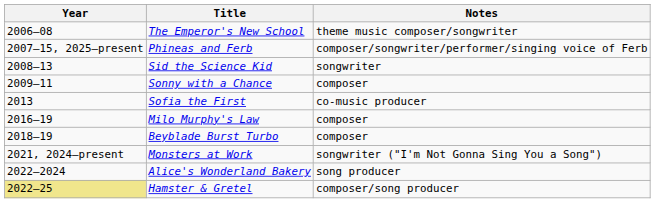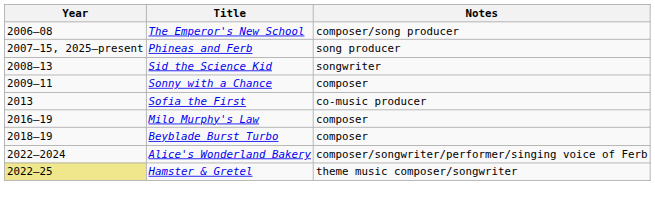(417, 31) theme music composer/songwriter -> (388, 31) composer/song producer
(482, 48) composer/songwriter/performer/singing voice of Ferb -> (358, 48) song producer
- row: (201, 154)
(358, 171) song producer -> (482, 154) composer/songwriter/performer/singing voice of Ferb
(388, 189) composer/song producer -> (417, 171) theme music composer/songwriter
